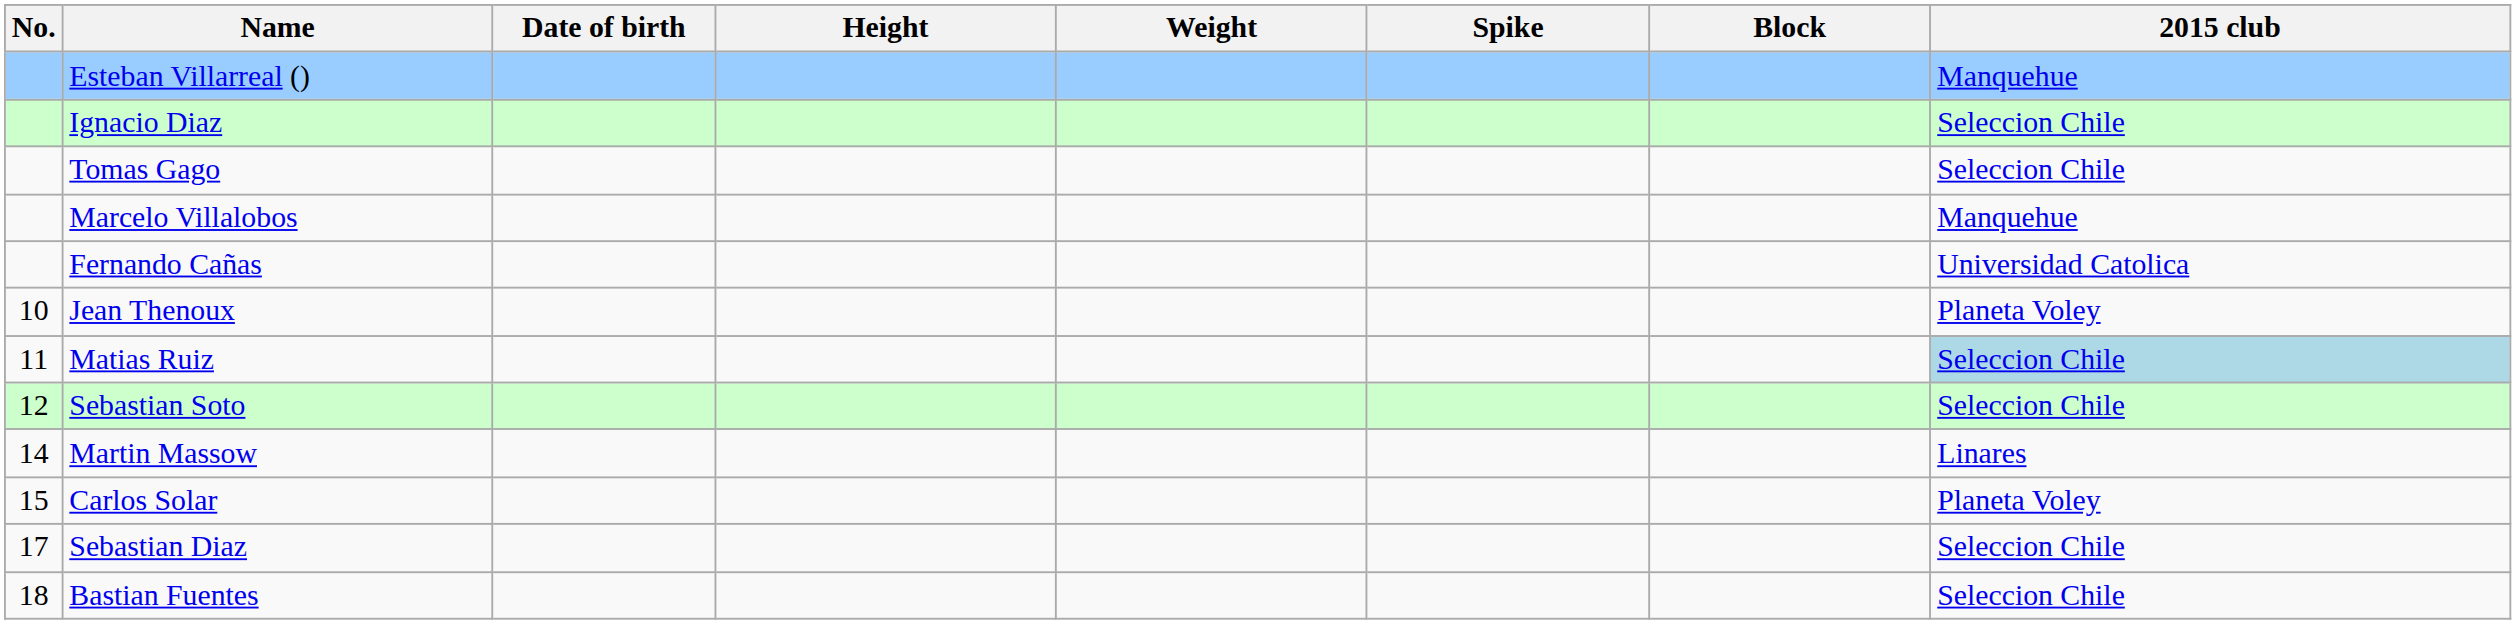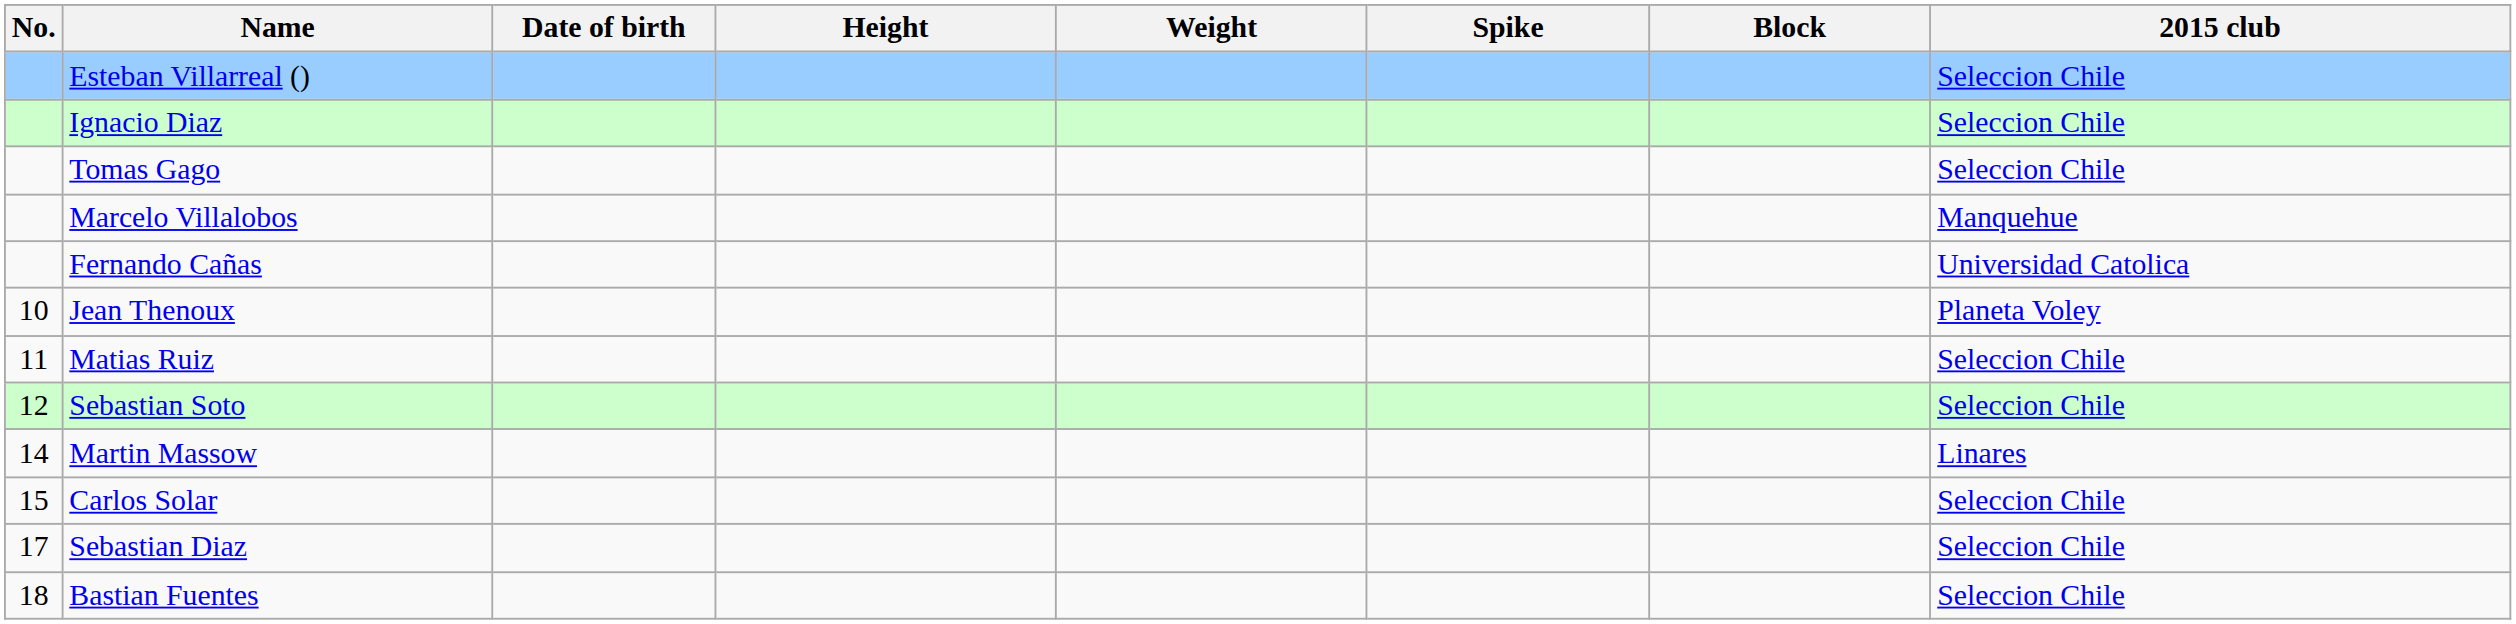(2007, 75) Manquehue -> (2031, 75) Seleccion Chile
(2031, 358) lightblue background -> (2031, 358) no background
(2019, 500) Planeta Voley -> (2031, 500) Seleccion Chile
